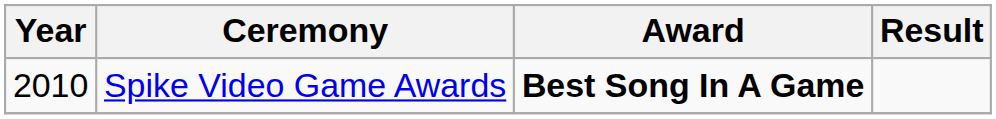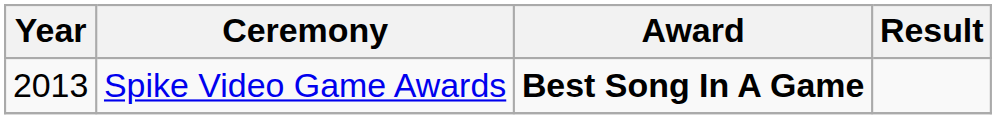(51, 85) 2010 -> (51, 85) 2013
